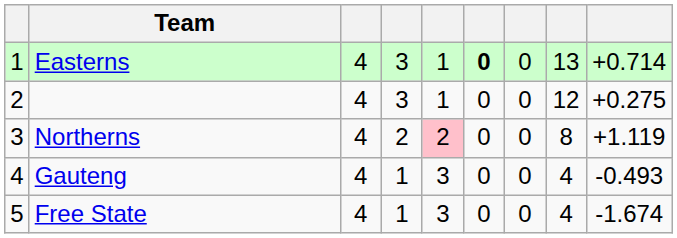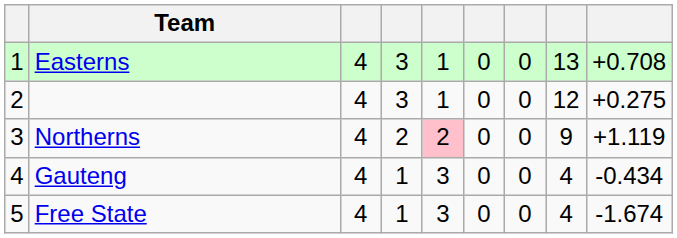(484, 61) bold -> (484, 61) normal
(629, 61) +0.714 -> (629, 61) +0.708
(566, 137) 8 -> (566, 137) 9
(629, 175) -0.493 -> (629, 175) -0.434
